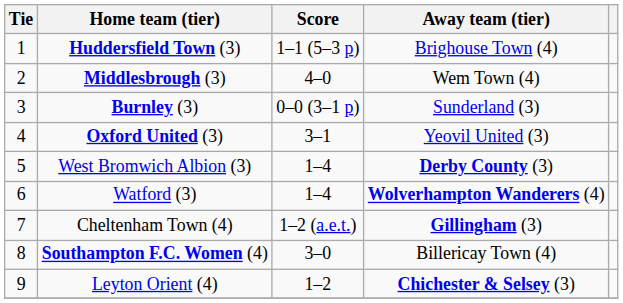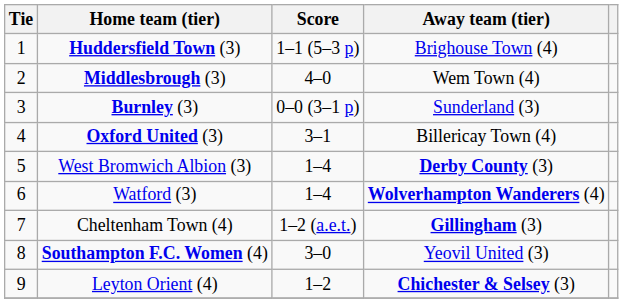(486, 136) Yeovil United (3) -> (486, 136) Billericay Town (4)
(486, 253) Billericay Town (4) -> (486, 253) Yeovil United (3)
